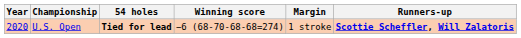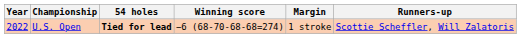(17, 26) 2020 -> (17, 26) 2022
(425, 26) bold -> (425, 26) normal
